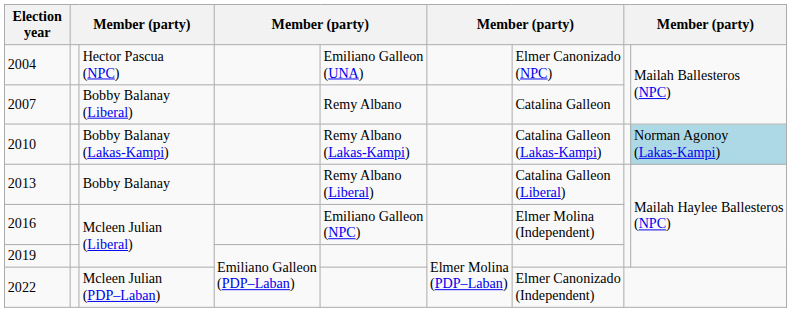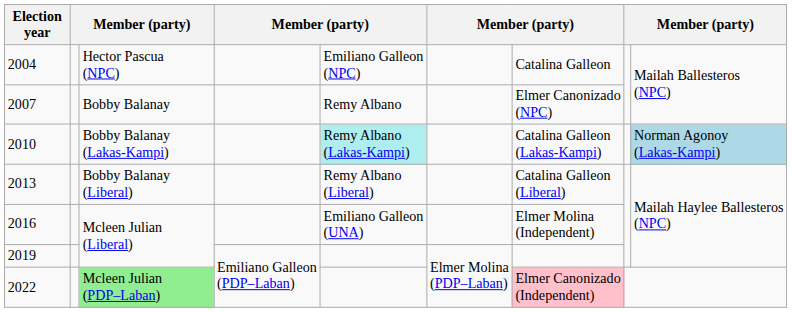(373, 64) Emiliano Galleon (UNA) -> (373, 64) Emiliano Galleon (NPC)
(568, 64) Elmer Canonizado (NPC) -> (563, 64) Catalina Galleon
(126, 104) Bobby Balanay (Liberal) -> (126, 104) Bobby Balanay
(563, 104) Catalina Galleon -> (568, 104) Elmer Canonizado (NPC)
(367, 144) no background -> (367, 144) paleturquoise background
(126, 184) Bobby Balanay -> (126, 184) Bobby Balanay (Liberal)
(373, 224) Emiliano Galleon (NPC) -> (373, 224) Emiliano Galleon (UNA)
(122, 287) no background -> (122, 287) lightgreen background
(568, 287) no background -> (568, 287) pink background
